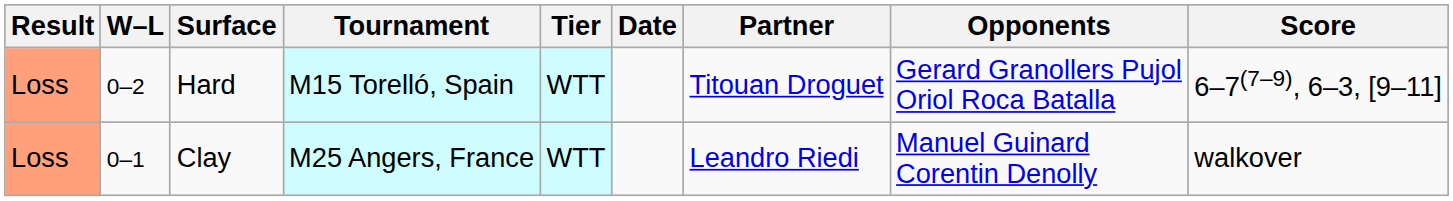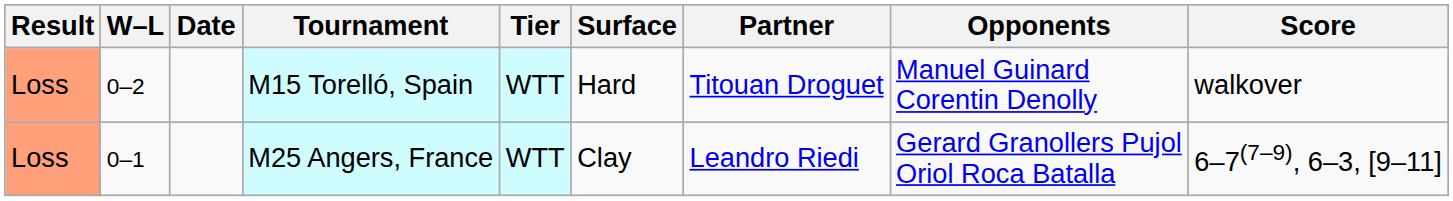columns swapped: (648, 26) <-> (227, 26)
(1039, 84) Gerard Granollers Pujol Oriol Roca Batalla -> (997, 84) Manuel Guinard Corentin Denolly
(1318, 84) 6–7(7–9), 6–3, [9–11] -> (1248, 84) walkover
(997, 158) Manuel Guinard Corentin Denolly -> (1039, 158) Gerard Granollers Pujol Oriol Roca Batalla
(1248, 158) walkover -> (1318, 158) 6–7(7–9), 6–3, [9–11]
